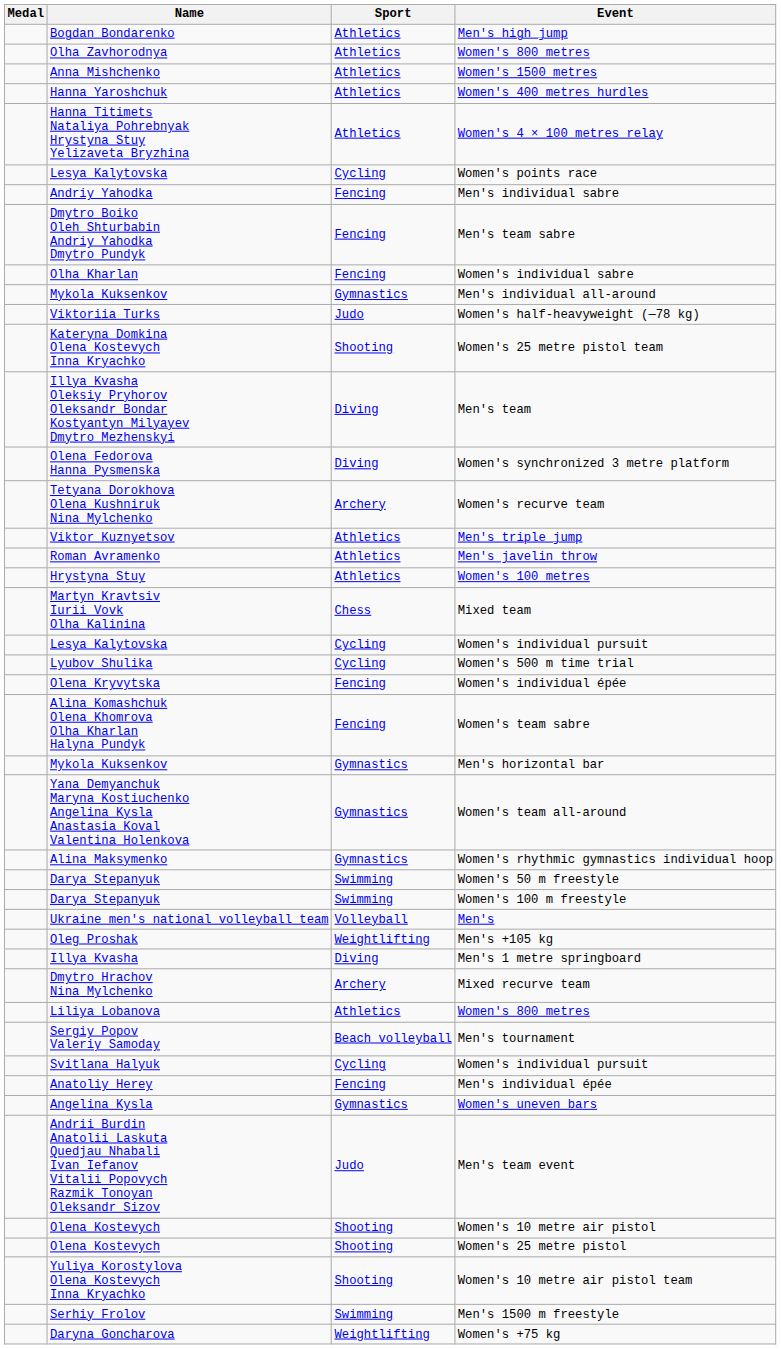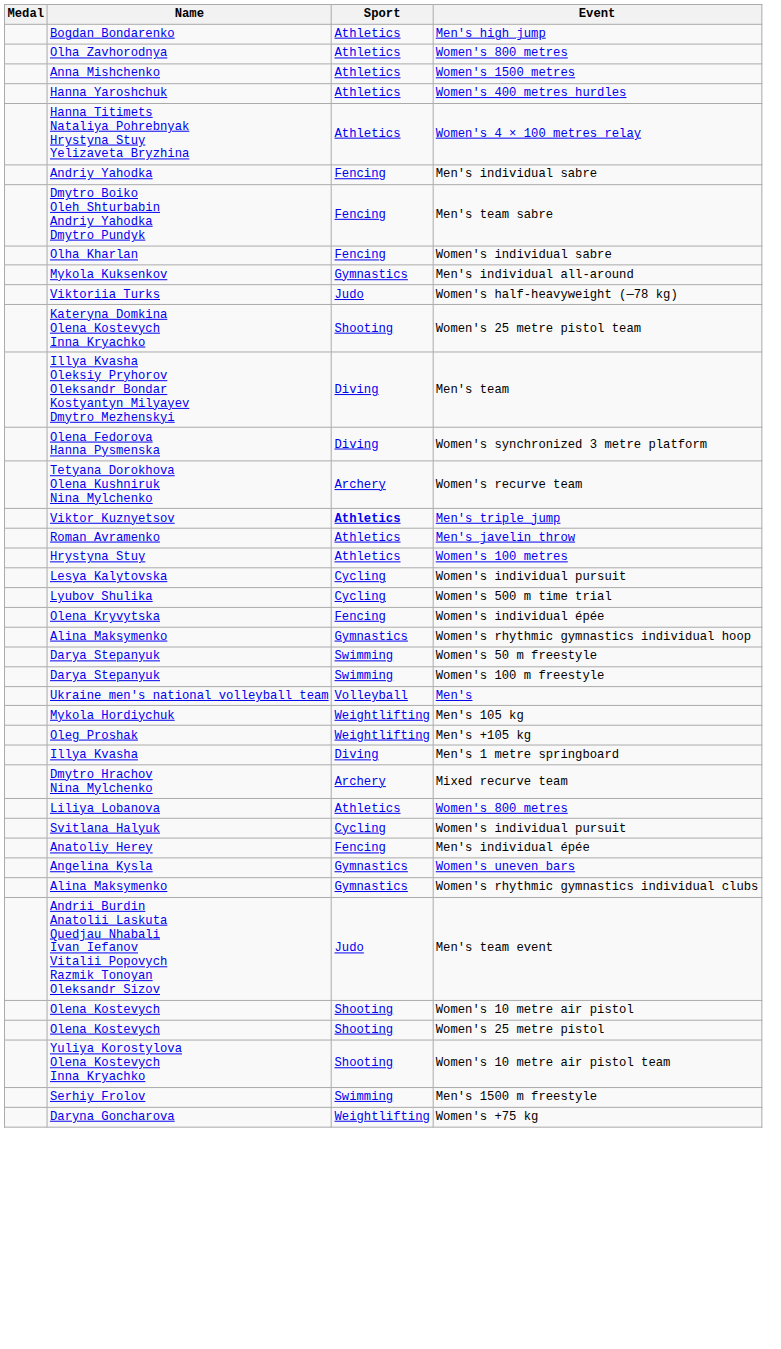- row: (109, 175)
(368, 538) normal -> (368, 519) bold
- row: (105, 611)
- row: (109, 725)
- row: (109, 766)
- row: (120, 813)
+ row: (112, 716)
- row: (105, 1039)
+ row: (109, 888)
